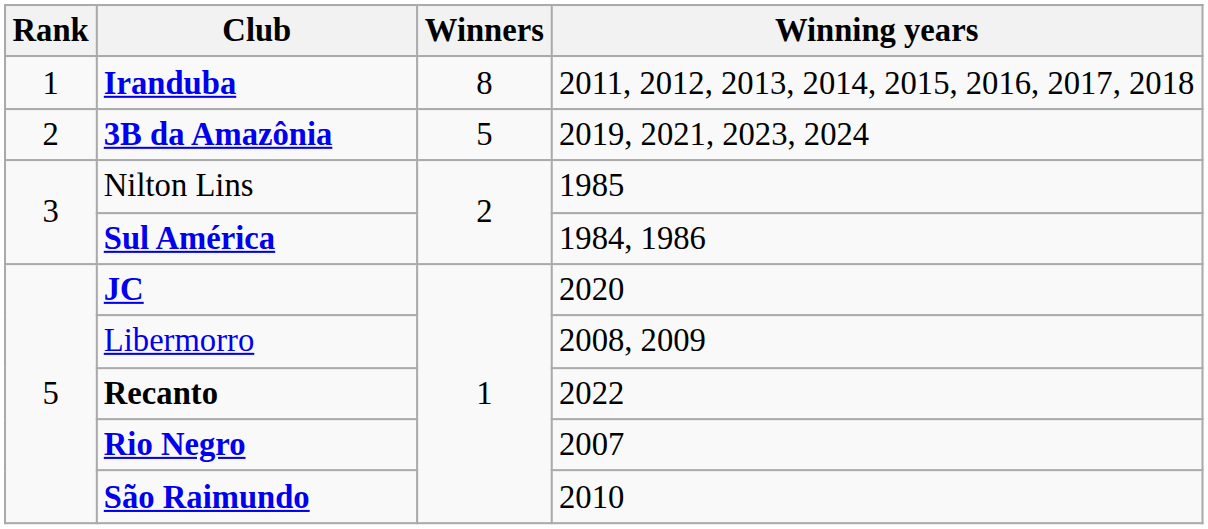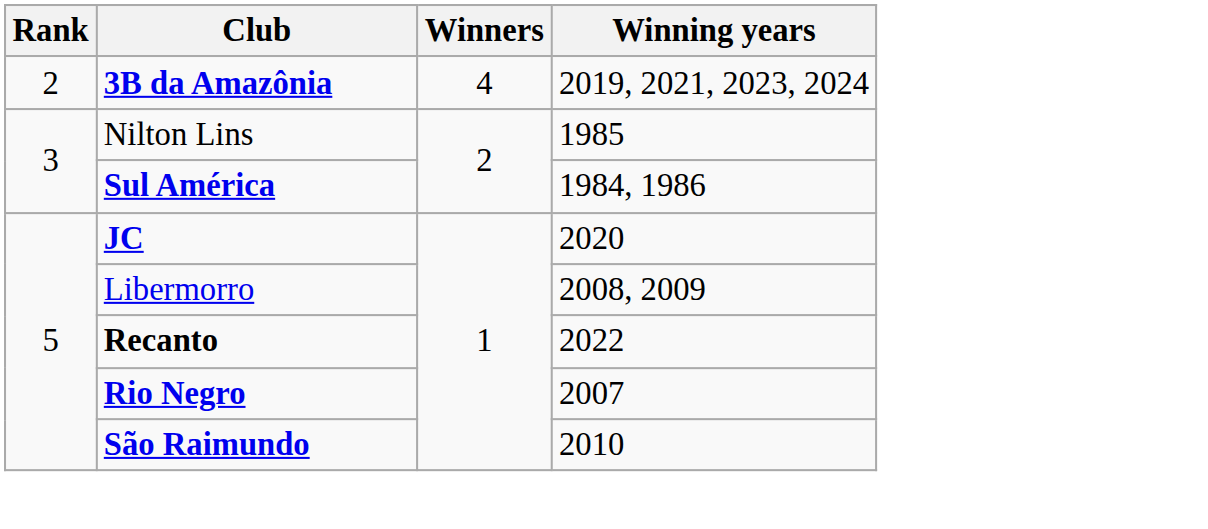- row: (170, 82)
(484, 133) 5 -> (484, 82) 4
